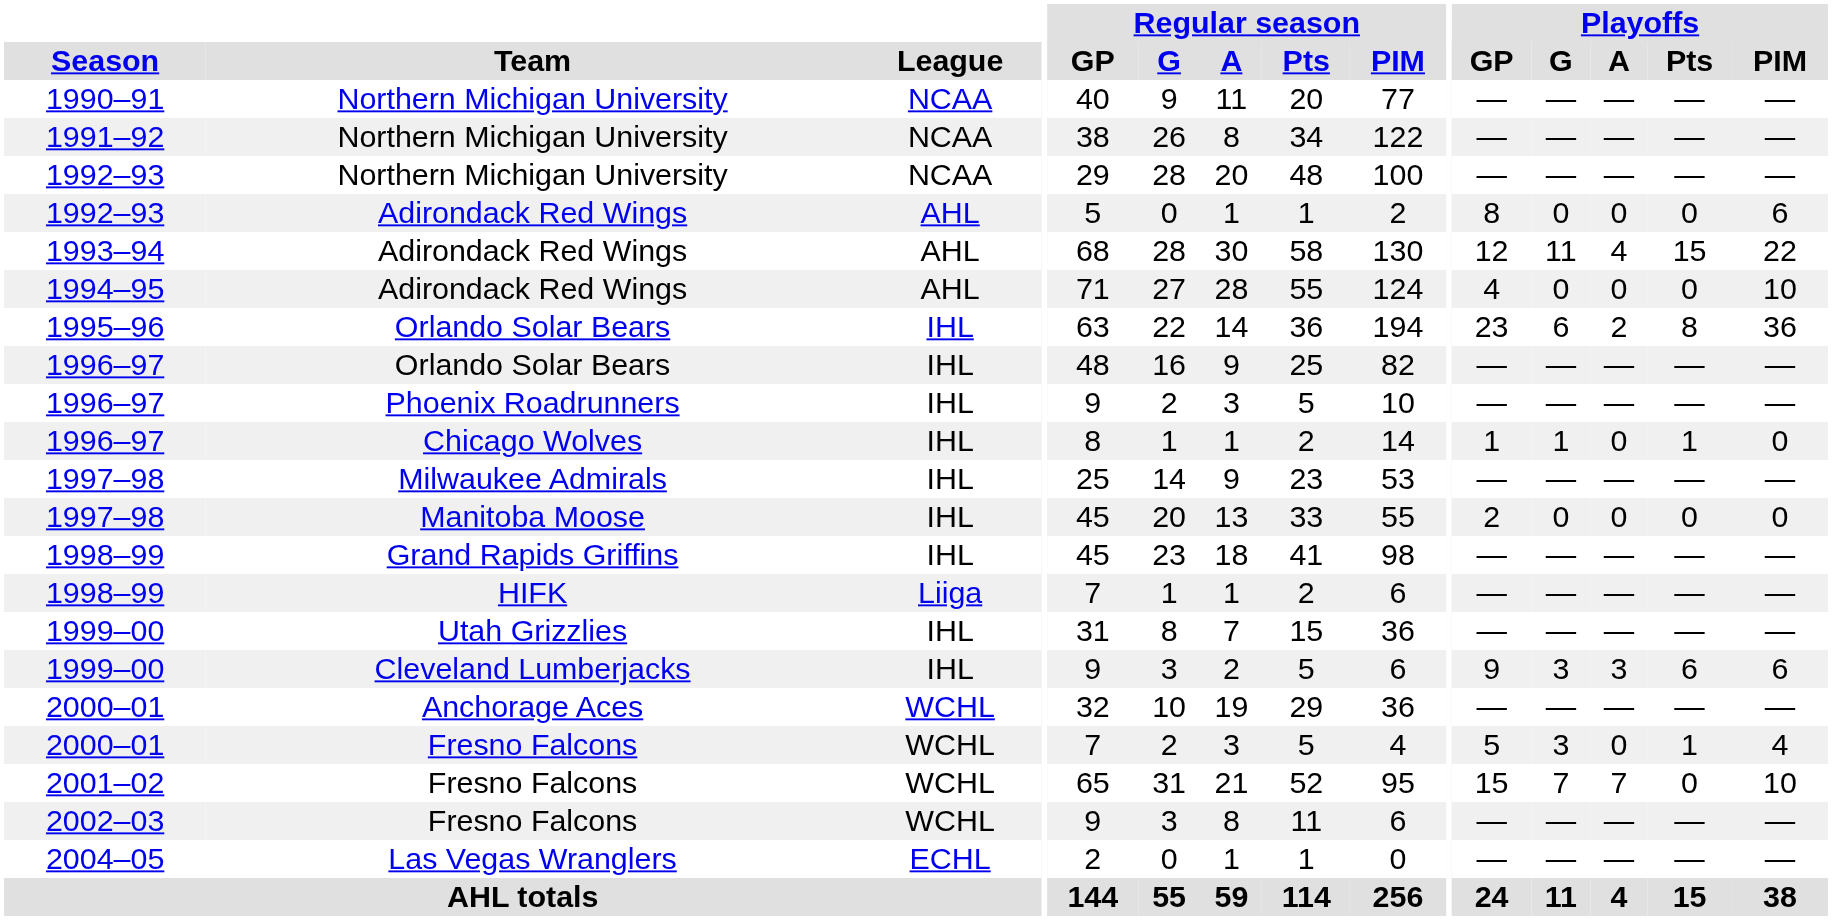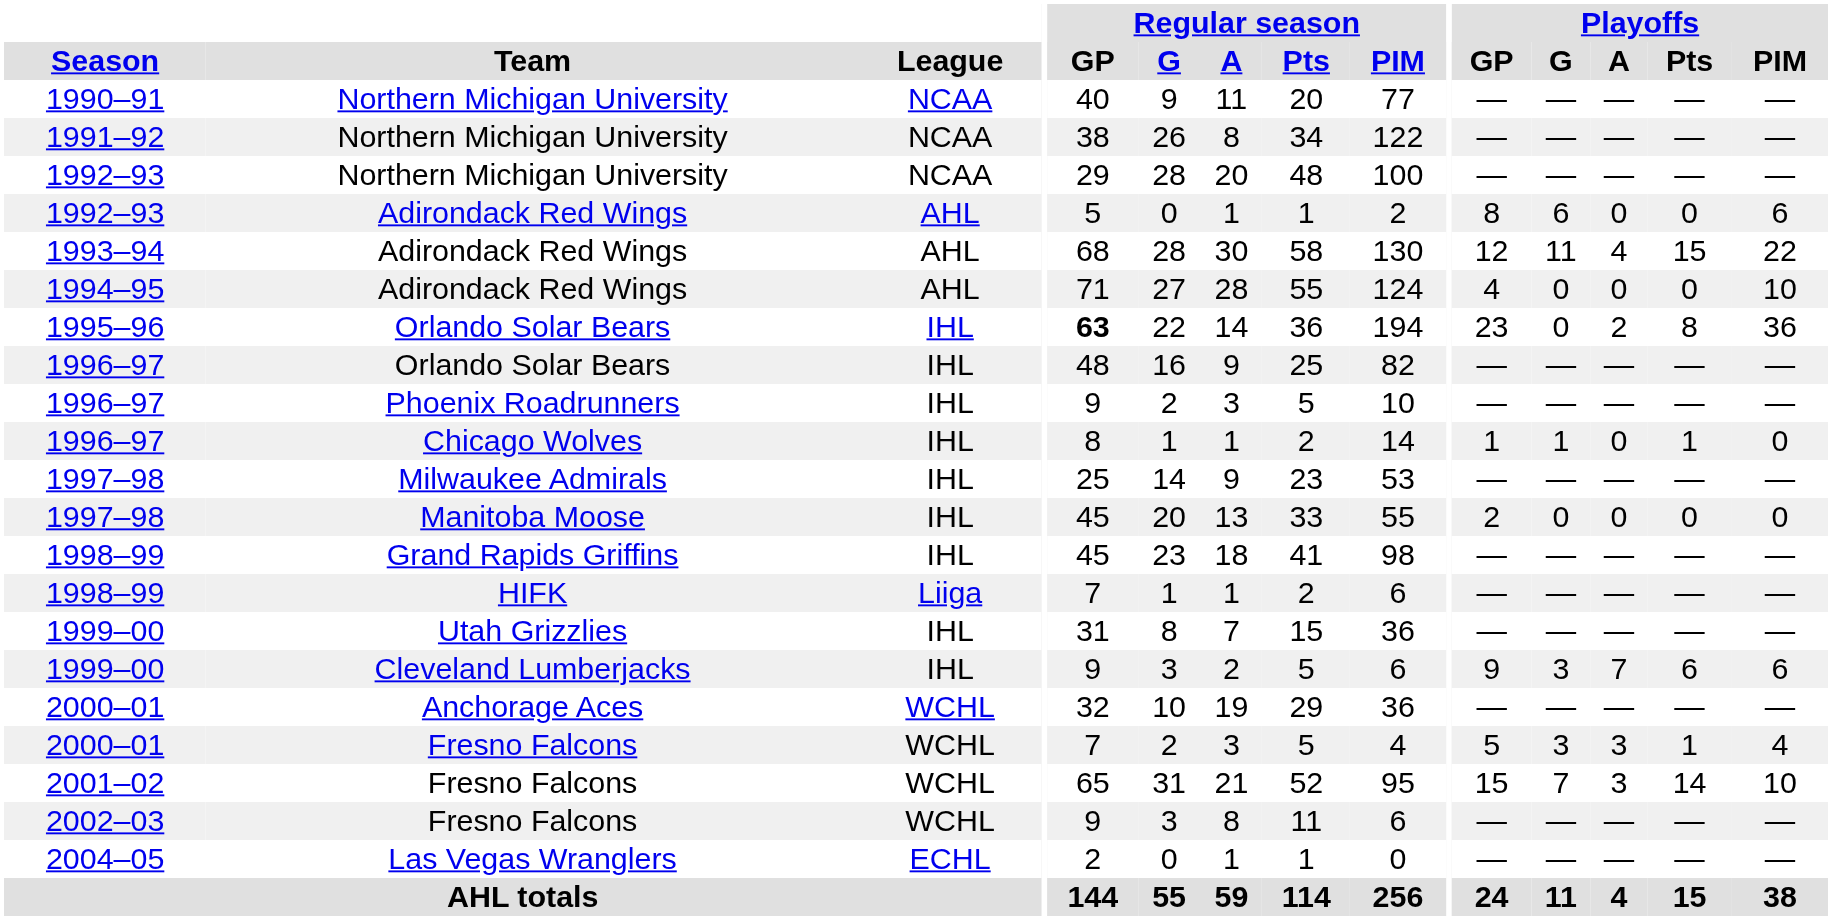(1561, 212) 0 -> (1561, 212) 6
(1093, 326) normal -> (1093, 326) bold
(1561, 326) 6 -> (1561, 326) 0
(1619, 668) 3 -> (1619, 668) 7
(1619, 744) 0 -> (1619, 744) 3
(1619, 782) 7 -> (1619, 782) 3
(1690, 782) 0 -> (1690, 782) 14
